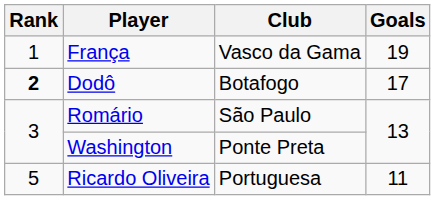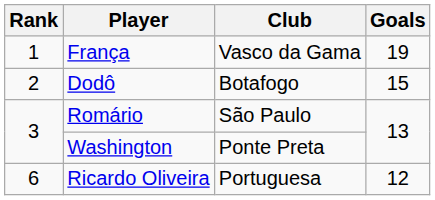(34, 83) bold -> (34, 83) normal
(398, 83) 17 -> (398, 83) 15
(34, 178) 5 -> (34, 178) 6
(398, 178) 11 -> (398, 178) 12
